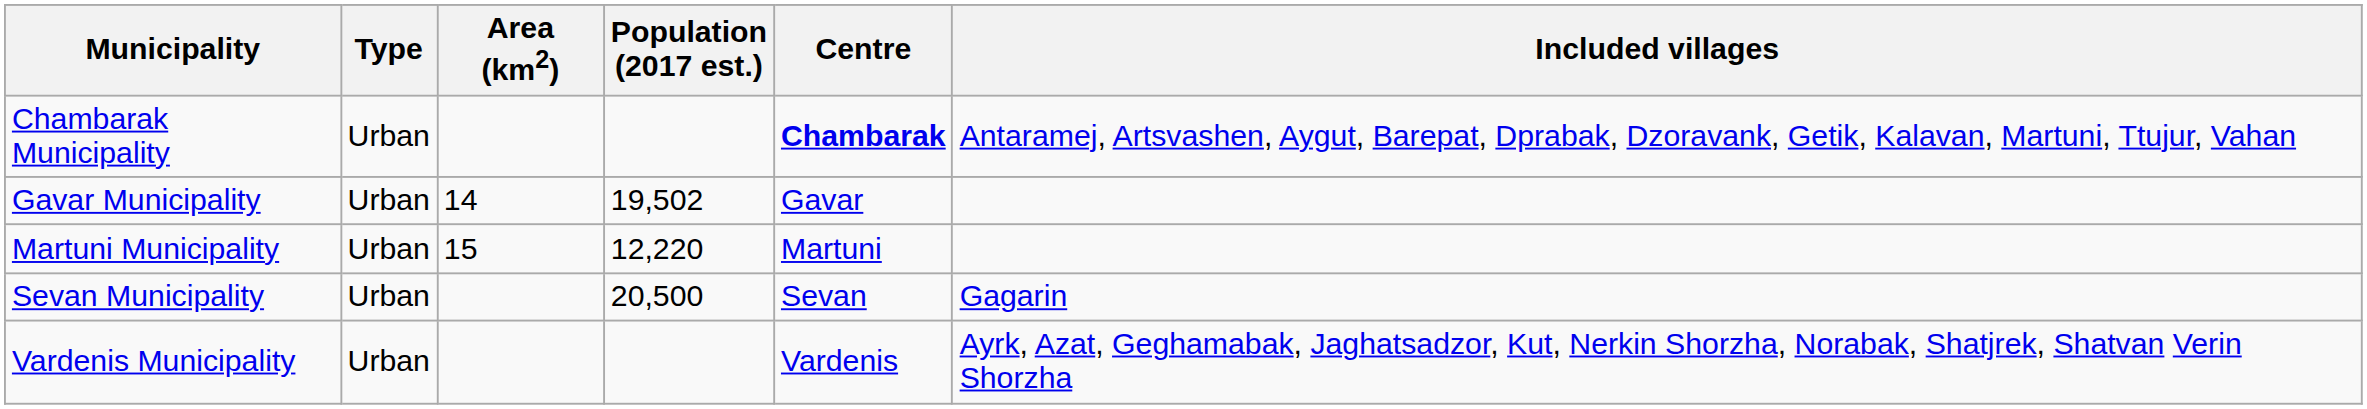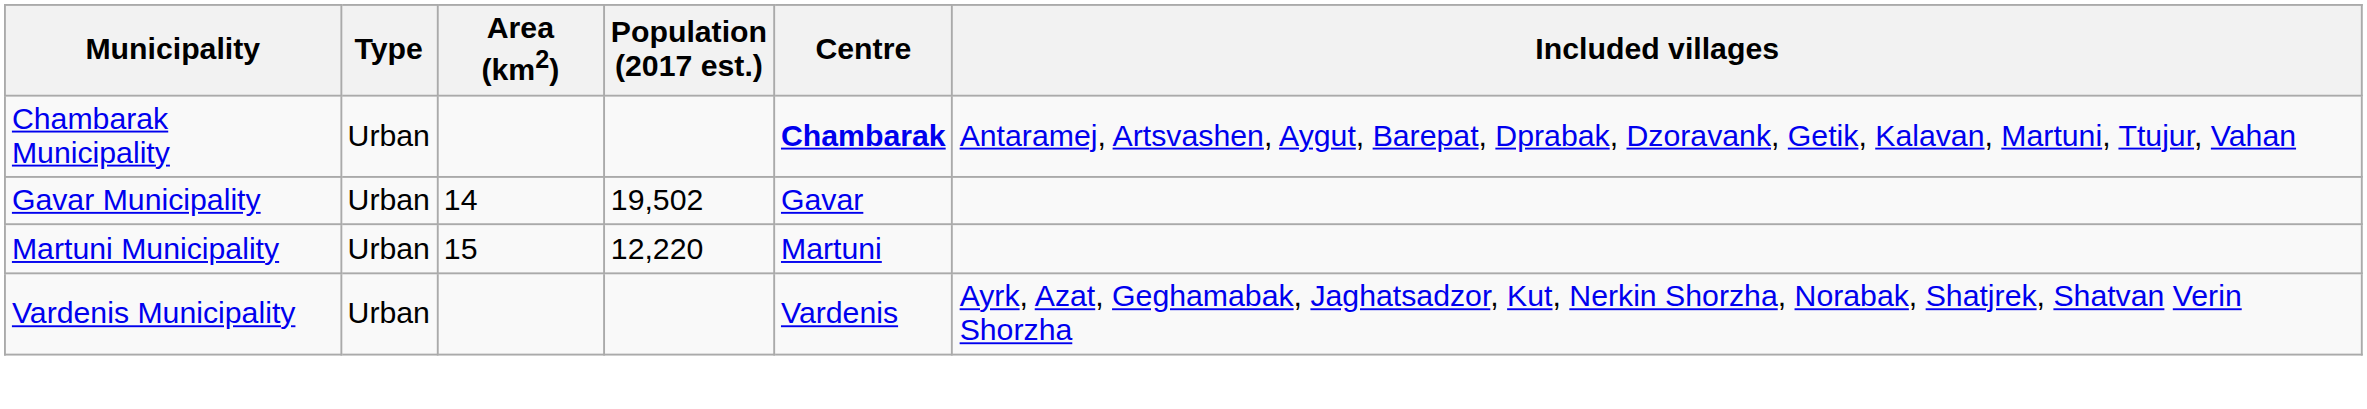- row: (138, 296)
